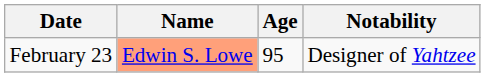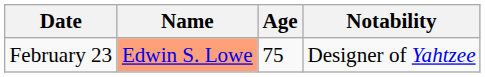(273, 54) 95 -> (273, 54) 75
